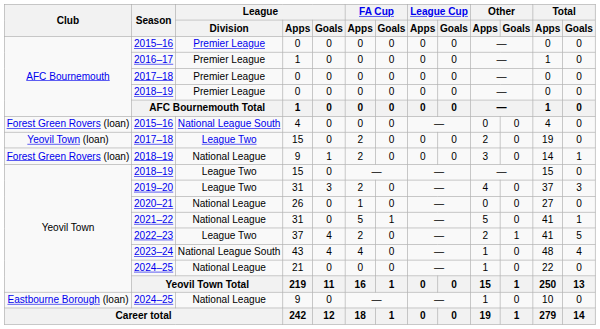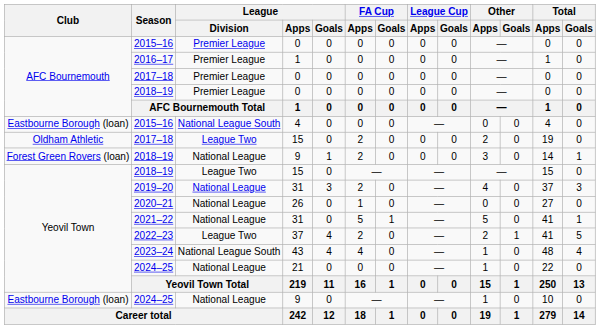(68, 124) Forest Green Rovers (loan) -> (68, 124) Eastbourne Borough (loan)
(68, 140) Yeovil Town (loan) -> (68, 140) Oldham Athletic
(229, 188) League Two -> (229, 188) National League
